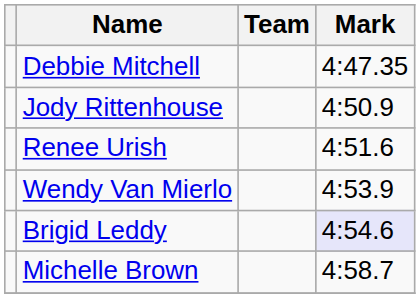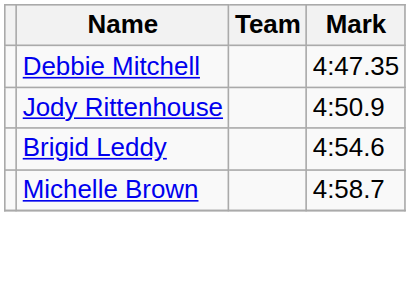- row: (95, 148)
- row: (127, 189)
(358, 230) lavender background -> (349, 148) no background
